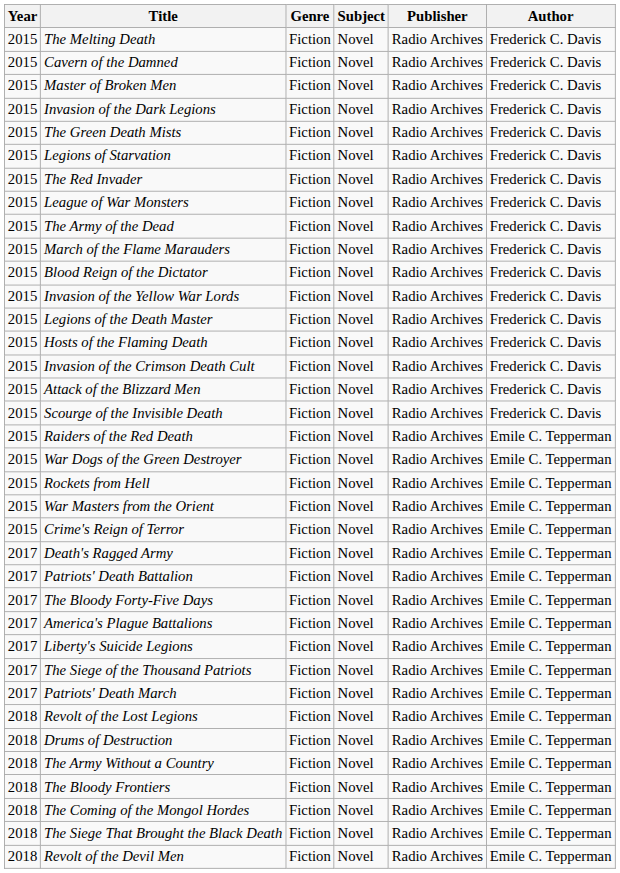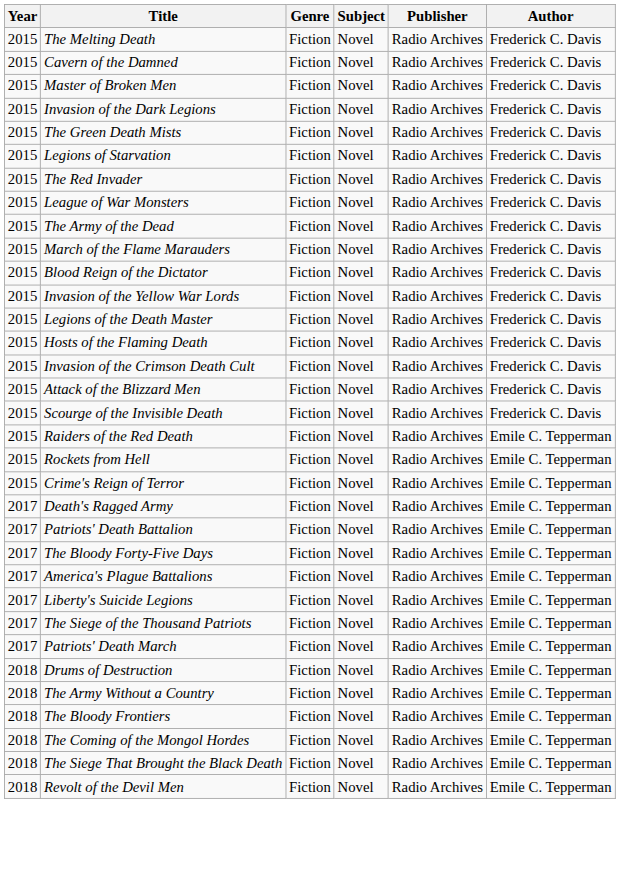- row: (143, 459)
- row: (129, 506)
- row: (121, 716)
